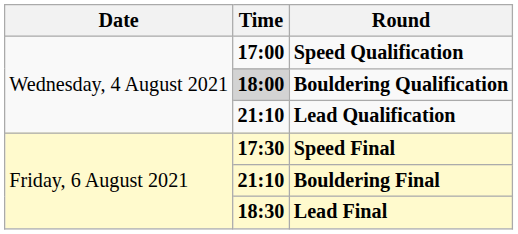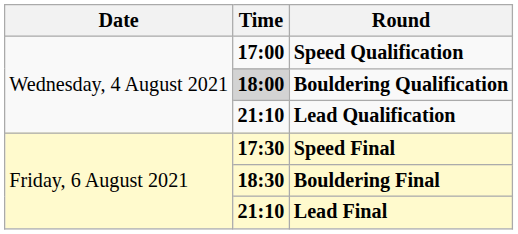(261, 180) 21:10 -> (261, 180) 18:30
(261, 212) 18:30 -> (261, 212) 21:10
